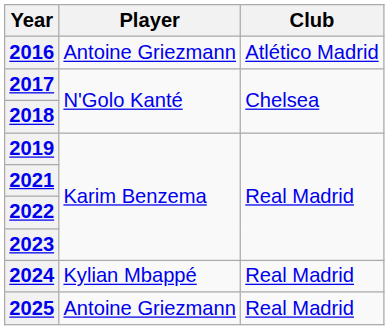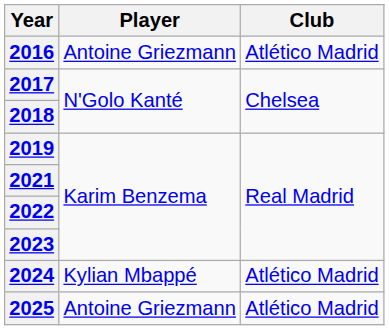(300, 276) Real Madrid -> (312, 276) Atlético Madrid
(300, 308) Real Madrid -> (312, 308) Atlético Madrid
